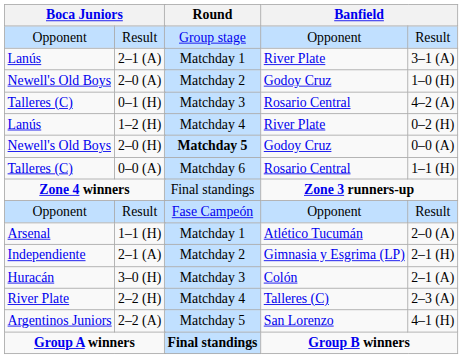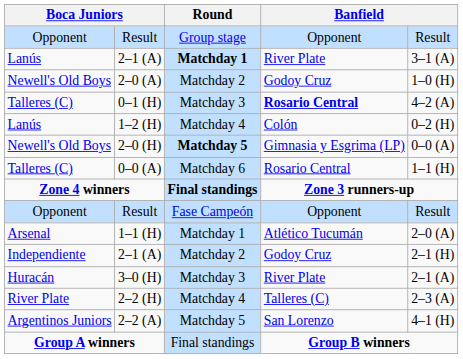(213, 59) normal -> (213, 59) bold
(307, 102) normal -> (311, 102) bold
(295, 124) River Plate -> (281, 124) Colón
(298, 146) Godoy Cruz -> (334, 146) Gimnasia y Esgrima (LP)
(212, 189) normal -> (213, 189) bold
(334, 255) Gimnasia y Esgrima (LP) -> (298, 255) Godoy Cruz
(281, 277) Colón -> (295, 277) River Plate
(213, 342) bold -> (212, 342) normal
